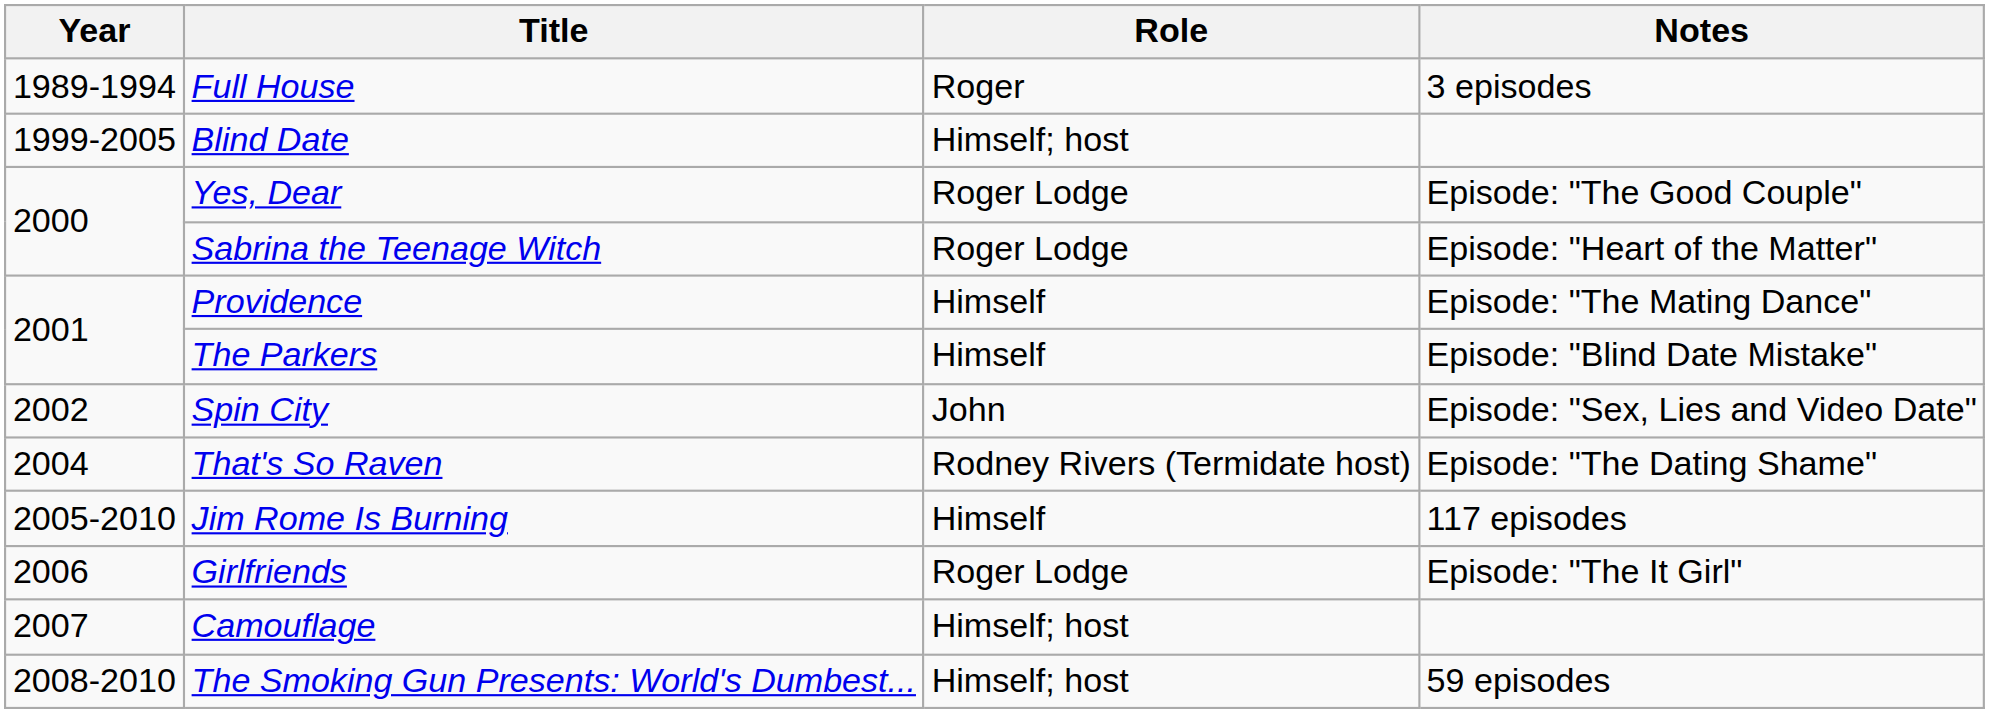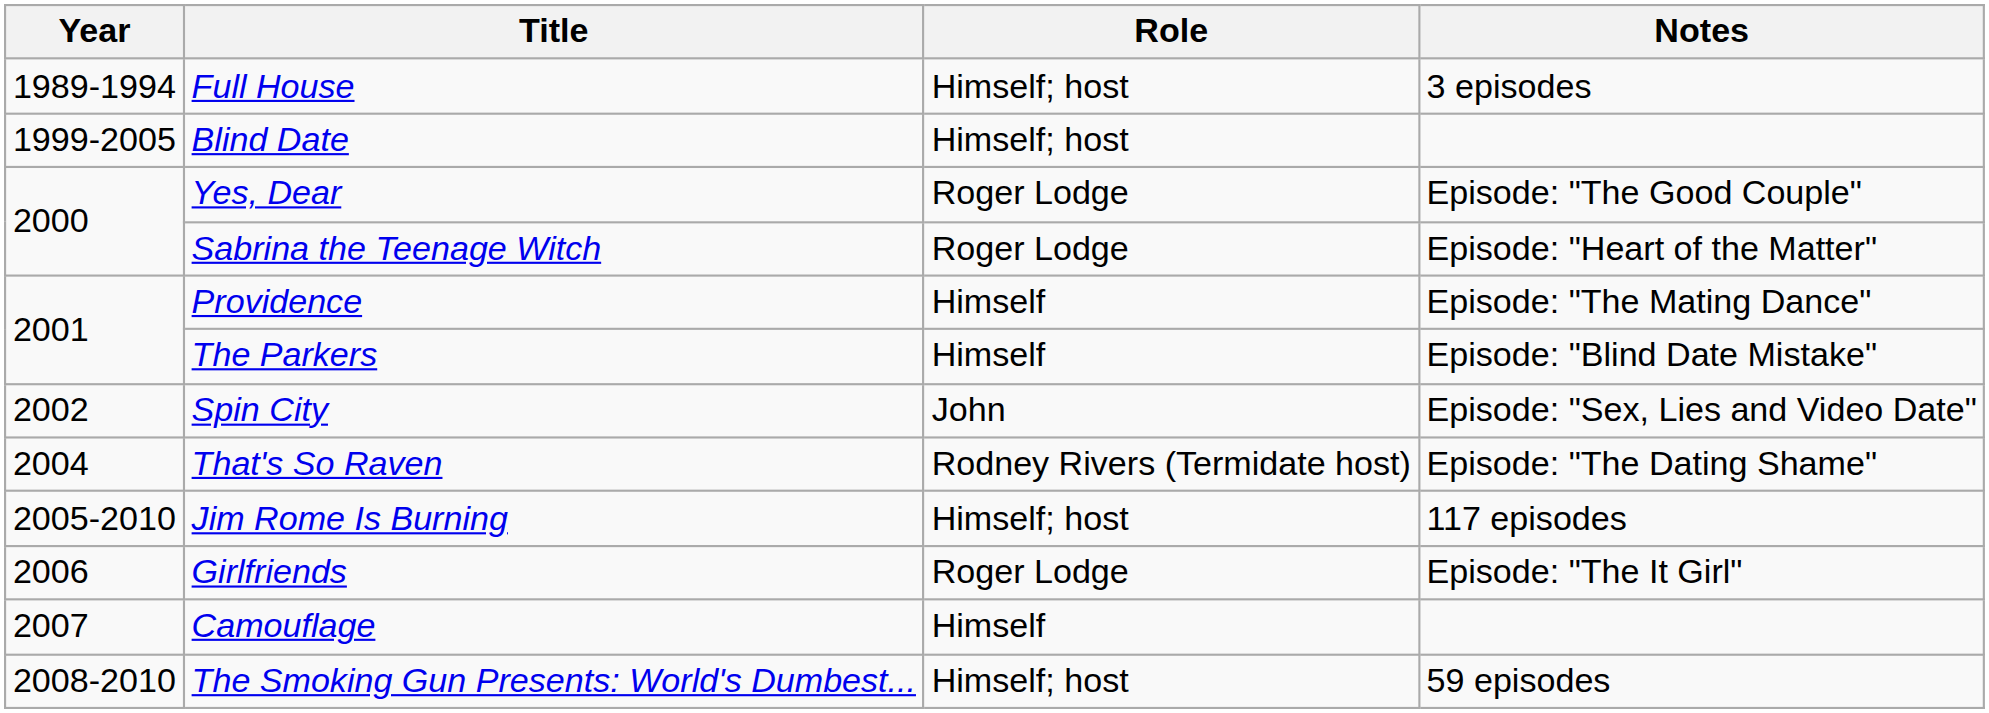(978, 85) Roger -> (1030, 85) Himself; host
(988, 517) Himself -> (1030, 517) Himself; host
(1030, 626) Himself; host -> (988, 626) Himself
